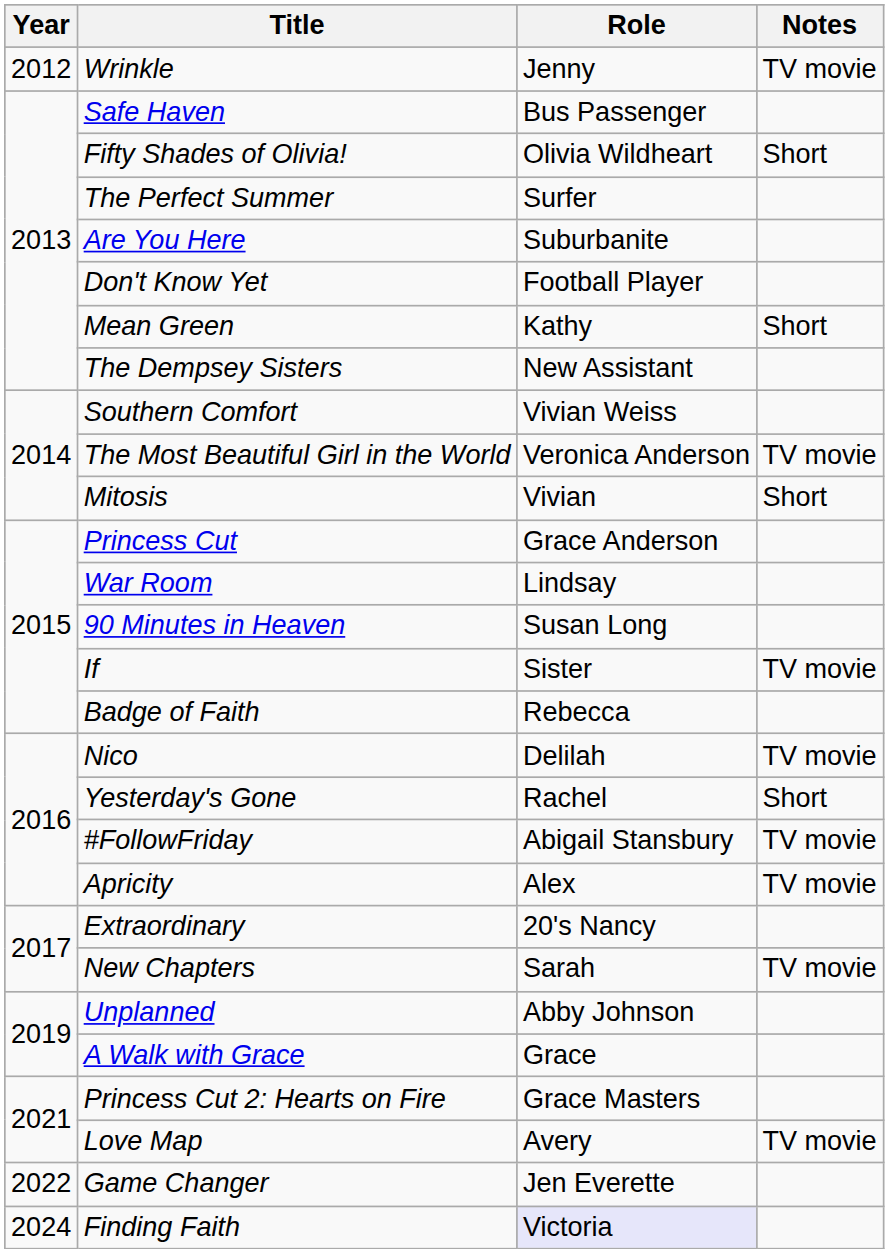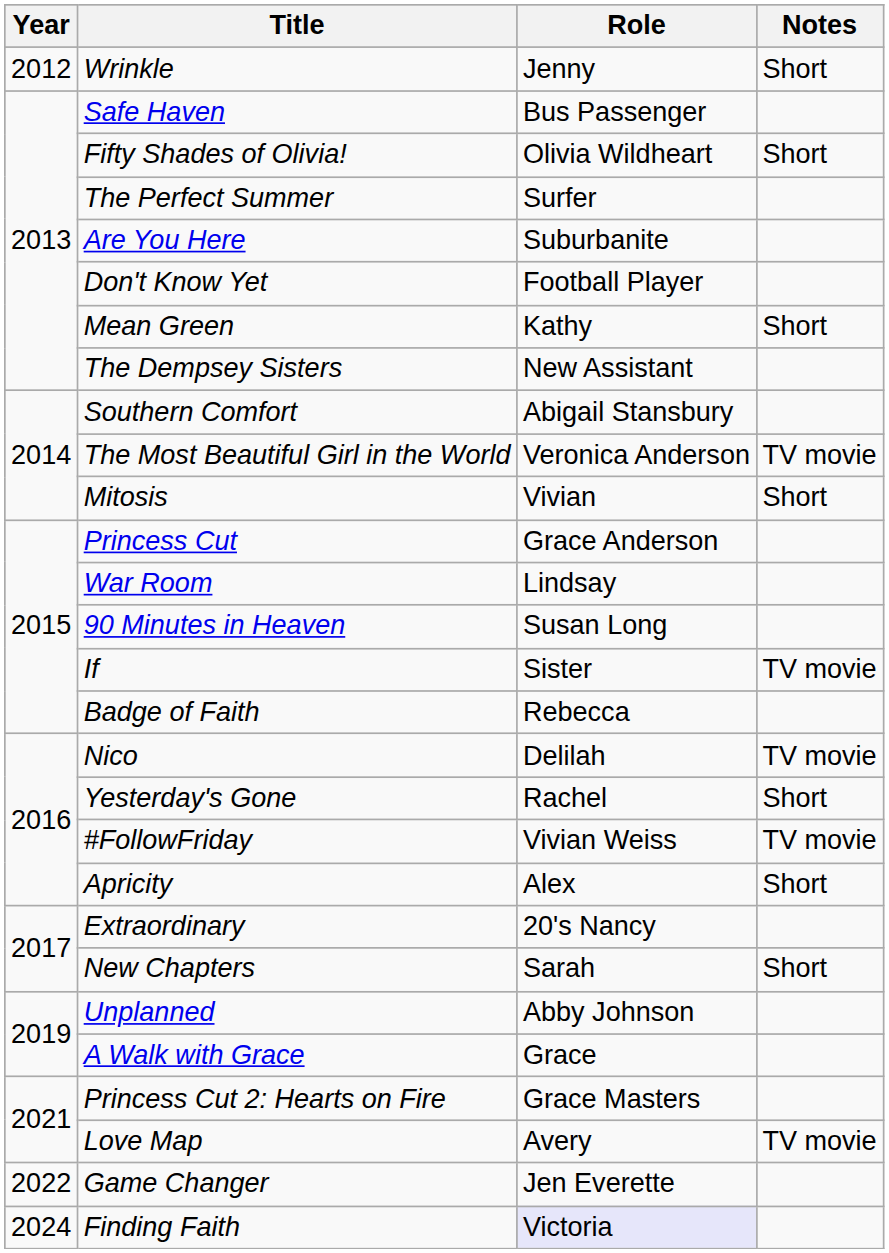(820, 68) TV movie -> (795, 68) Short
(600, 411) Vivian Weiss -> (628, 411) Abigail Stansbury
(628, 840) Abigail Stansbury -> (600, 840) Vivian Weiss
(820, 883) TV movie -> (795, 883) Short
(820, 969) TV movie -> (795, 969) Short
